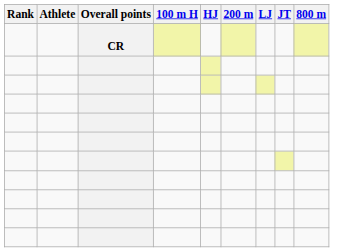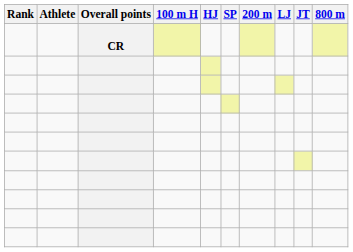+ column: (230, 14)
